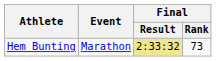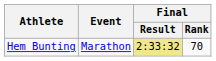(197, 47) 73 -> (197, 47) 70
